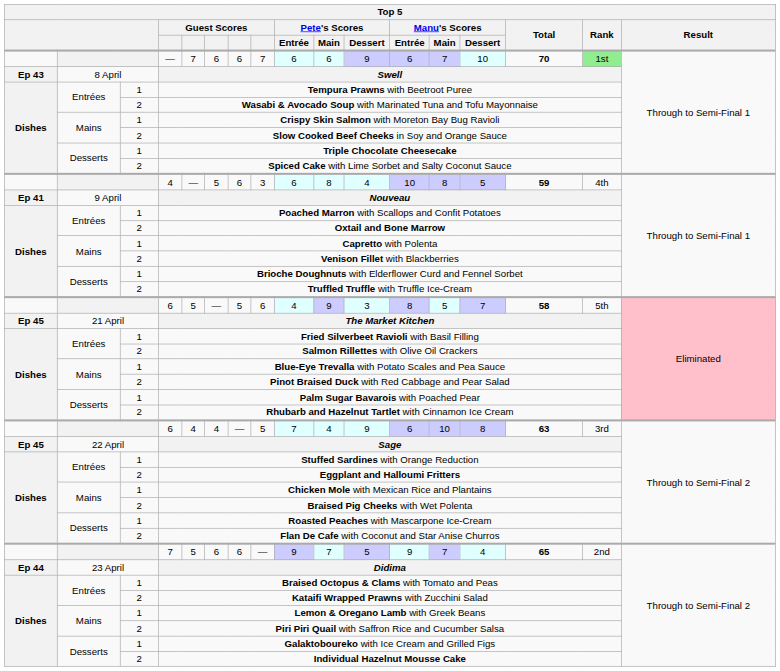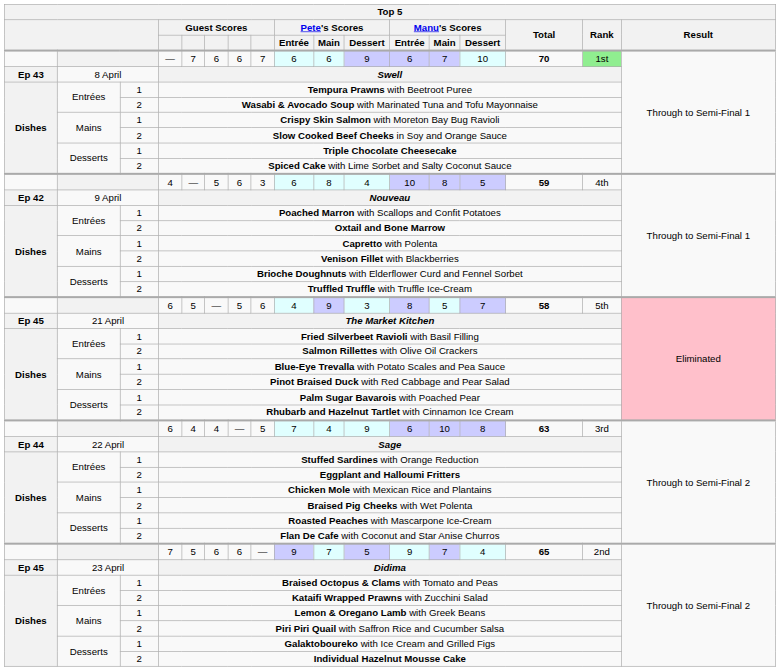(31, 198) Ep 41 -> (31, 198) Ep 42
(31, 444) Ep 45 -> (31, 444) Ep 44
(31, 568) Ep 44 -> (31, 568) Ep 45
